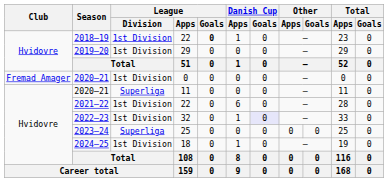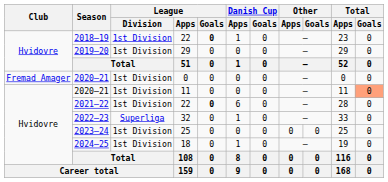(142, 91) Superliga -> (142, 91) 1st Division
(369, 91) no background -> (369, 91) lightsalmon background
(212, 104) normal -> (212, 104) bold
(142, 118) 1st Division -> (142, 118) Superliga
(265, 118) lavender background -> (265, 118) no background
(142, 131) Superliga -> (142, 131) 1st Division
